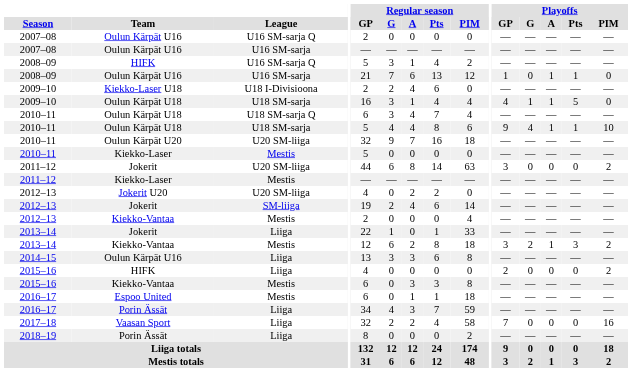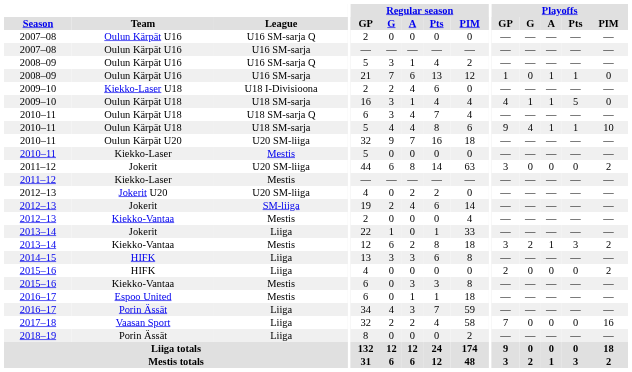(143, 62) HIFK -> (143, 62) Oulun Kärpät U16
(143, 257) Oulun Kärpät U16 -> (143, 257) HIFK
